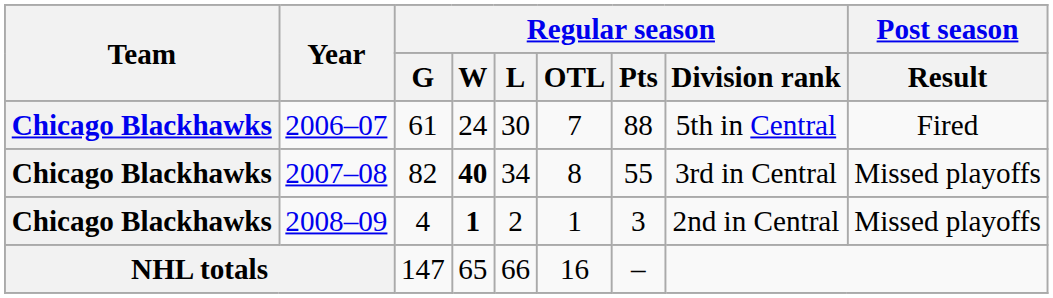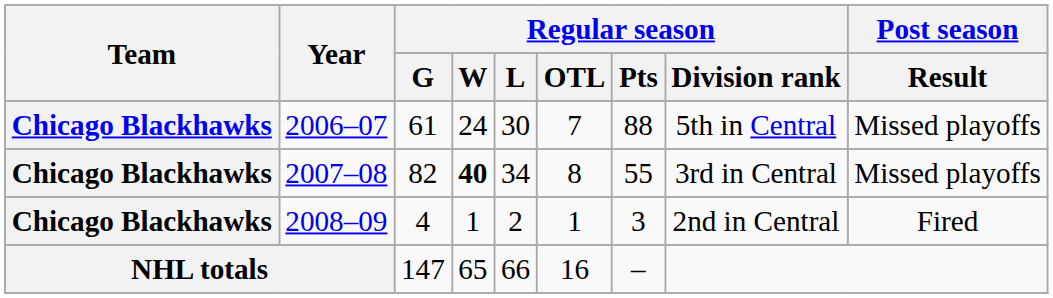(947, 124) Fired -> (948, 124) Missed playoffs
(473, 221) bold -> (473, 221) normal
(948, 221) Missed playoffs -> (947, 221) Fired
